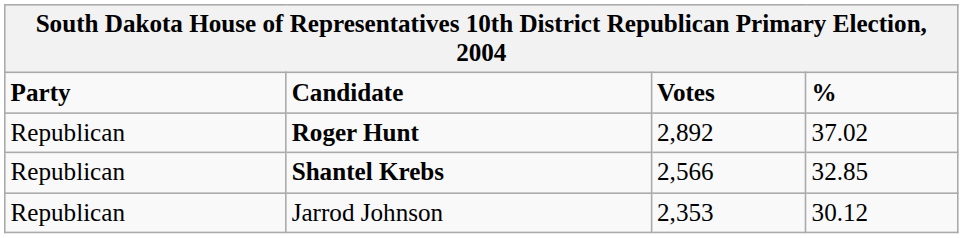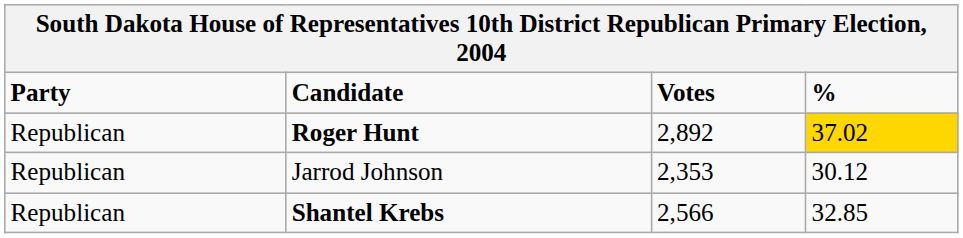(840, 132) no background -> (840, 132) gold background
rows swapped: (368, 172) <-> (367, 212)
